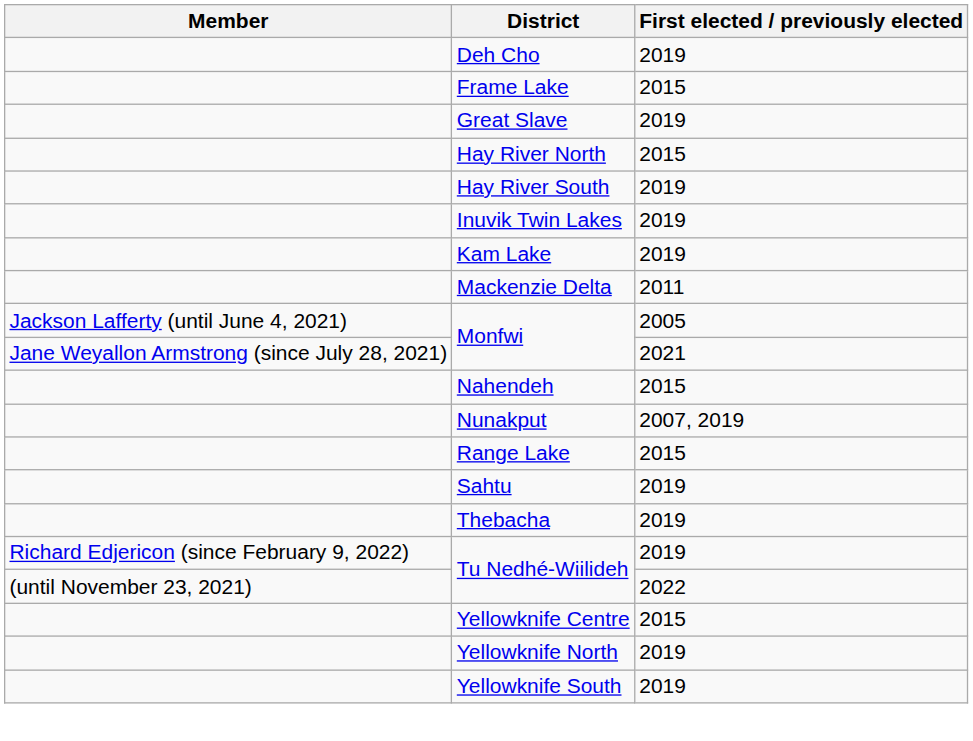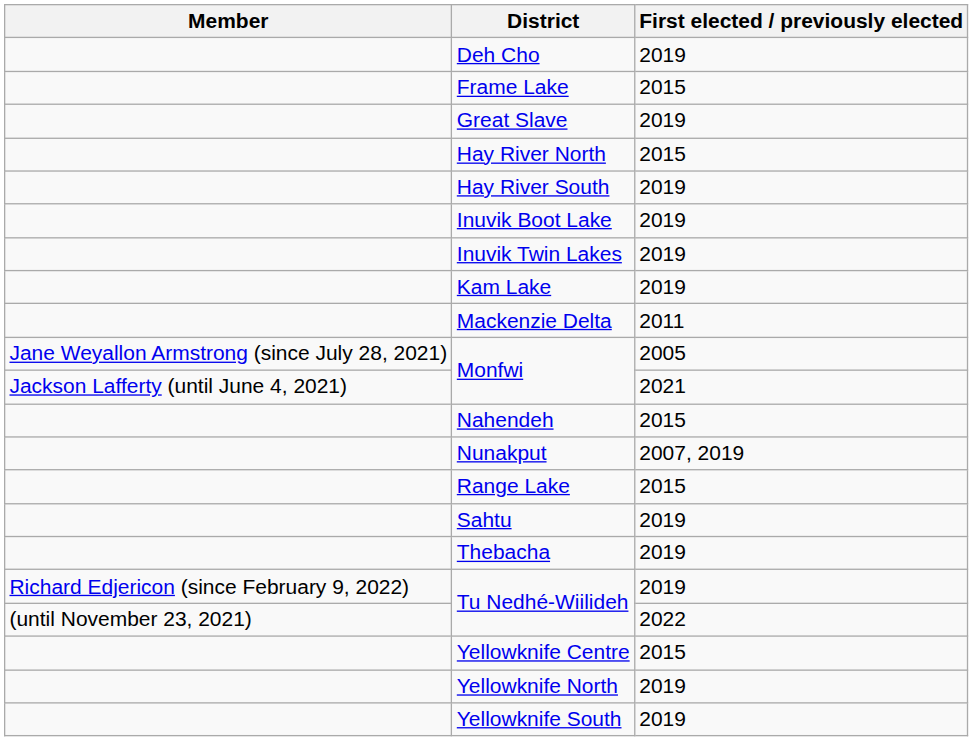+ row: (534, 220)
(178, 320) Jackson Lafferty (until June 4, 2021) -> (228, 353) Jane Weyallon Armstrong (since July 28, 2021)
(228, 353) Jane Weyallon Armstrong (since July 28, 2021) -> (178, 386) Jackson Lafferty (until June 4, 2021)
